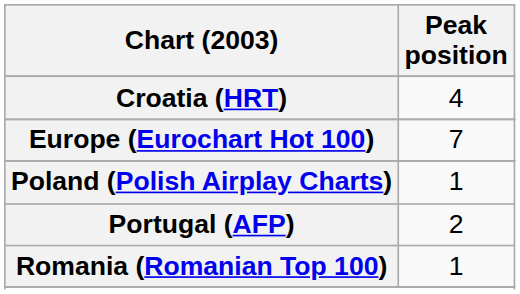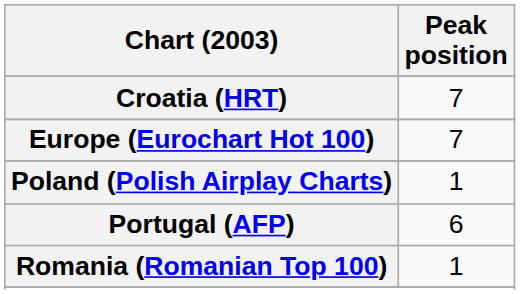(456, 97) 4 -> (456, 97) 7
(456, 223) 2 -> (456, 223) 6
